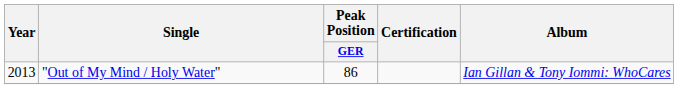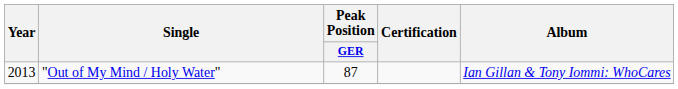(351, 72) 86 -> (351, 72) 87
